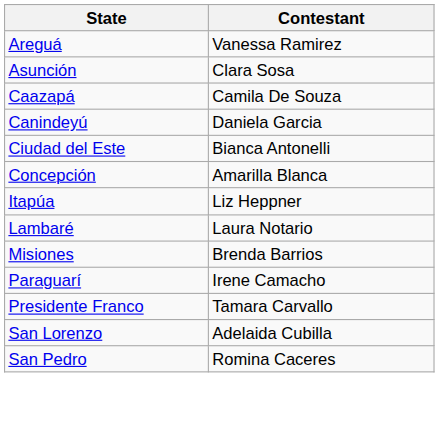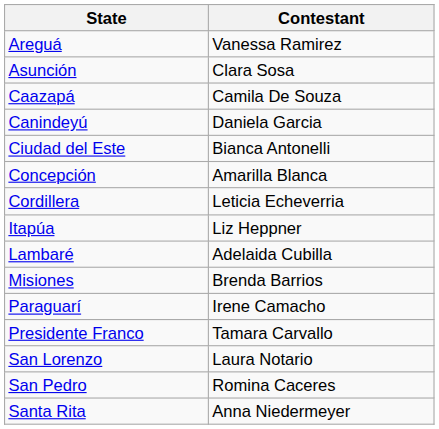+ row: (44, 201)
(262, 228) Laura Notario -> (272, 254) Adelaida Cubilla
(272, 333) Adelaida Cubilla -> (262, 359) Laura Notario
+ row: (47, 411)
